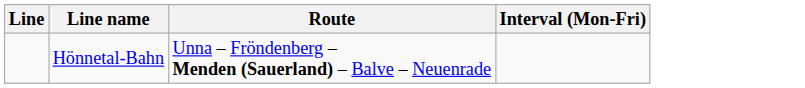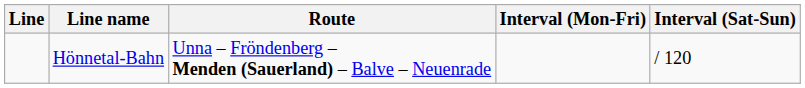+ column: (725, 18)
